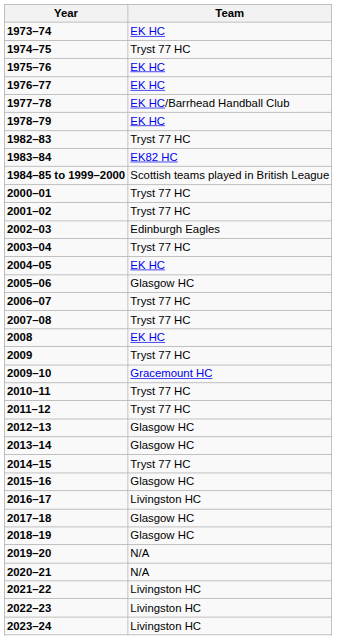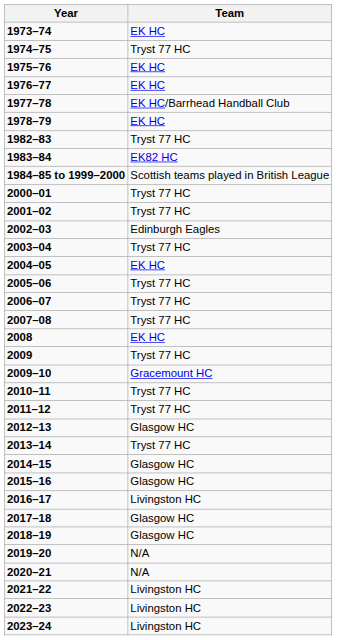(162, 283) Glasgow HC -> (160, 283) Tryst 77 HC
(162, 445) Glasgow HC -> (160, 445) Tryst 77 HC
(160, 463) Tryst 77 HC -> (162, 463) Glasgow HC
